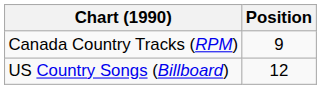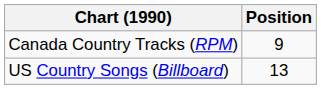(279, 71) 12 -> (279, 71) 13
